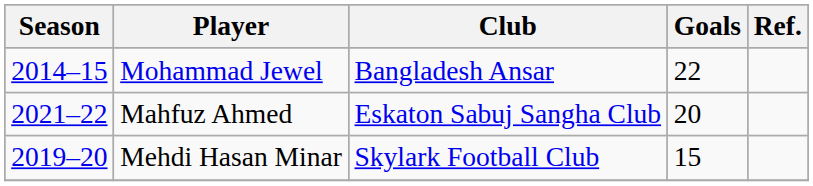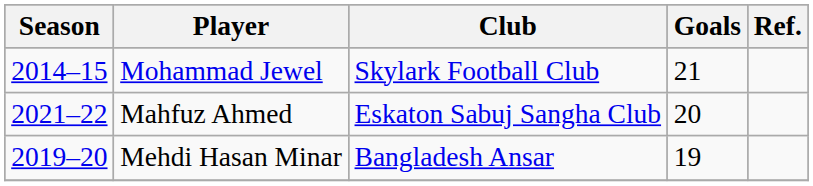(454, 69) Bangladesh Ansar -> (477, 69) Skylark Football Club
(688, 69) 22 -> (688, 69) 21
(477, 157) Skylark Football Club -> (454, 157) Bangladesh Ansar
(688, 157) 15 -> (688, 157) 19
